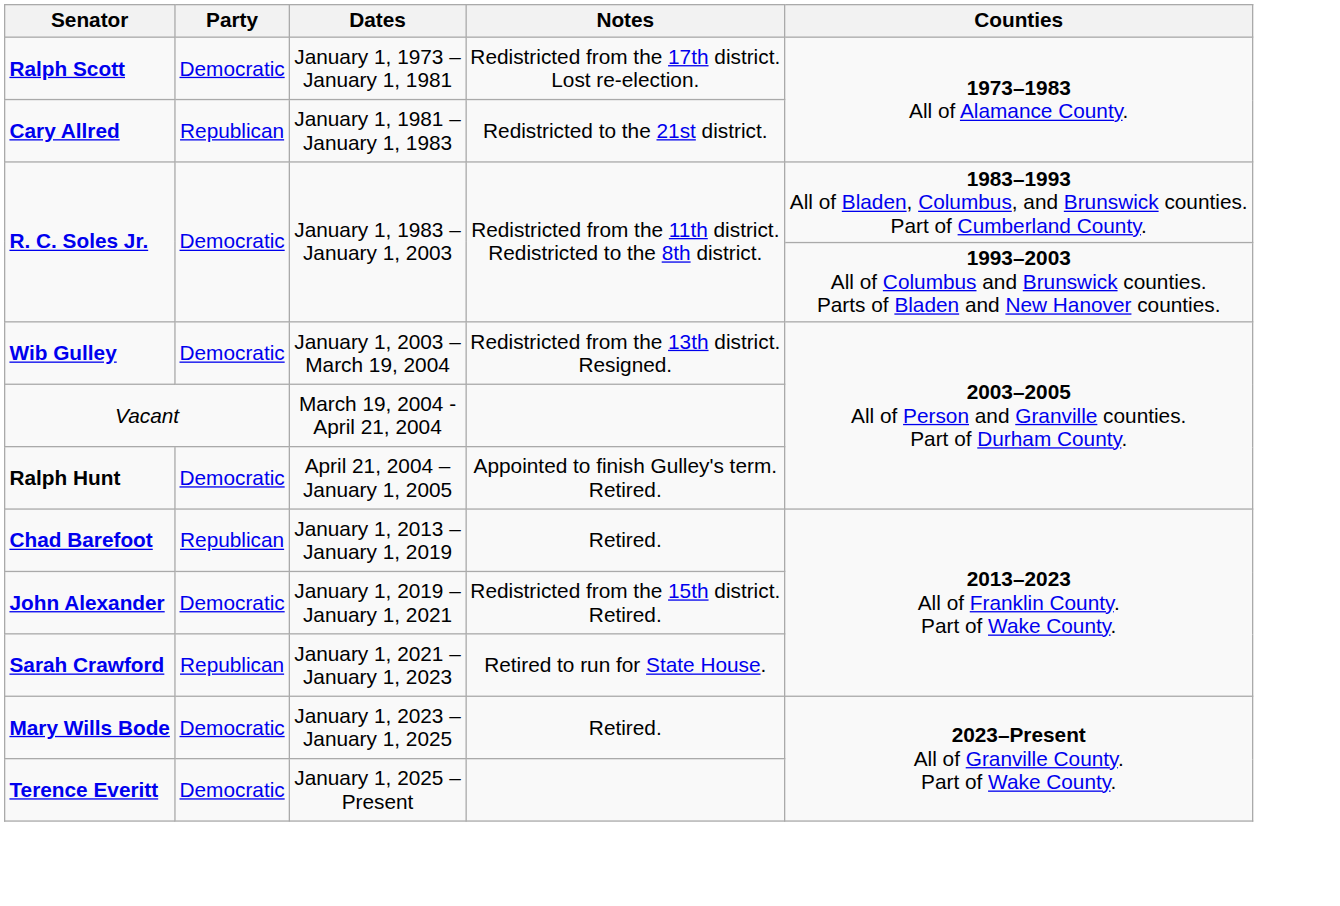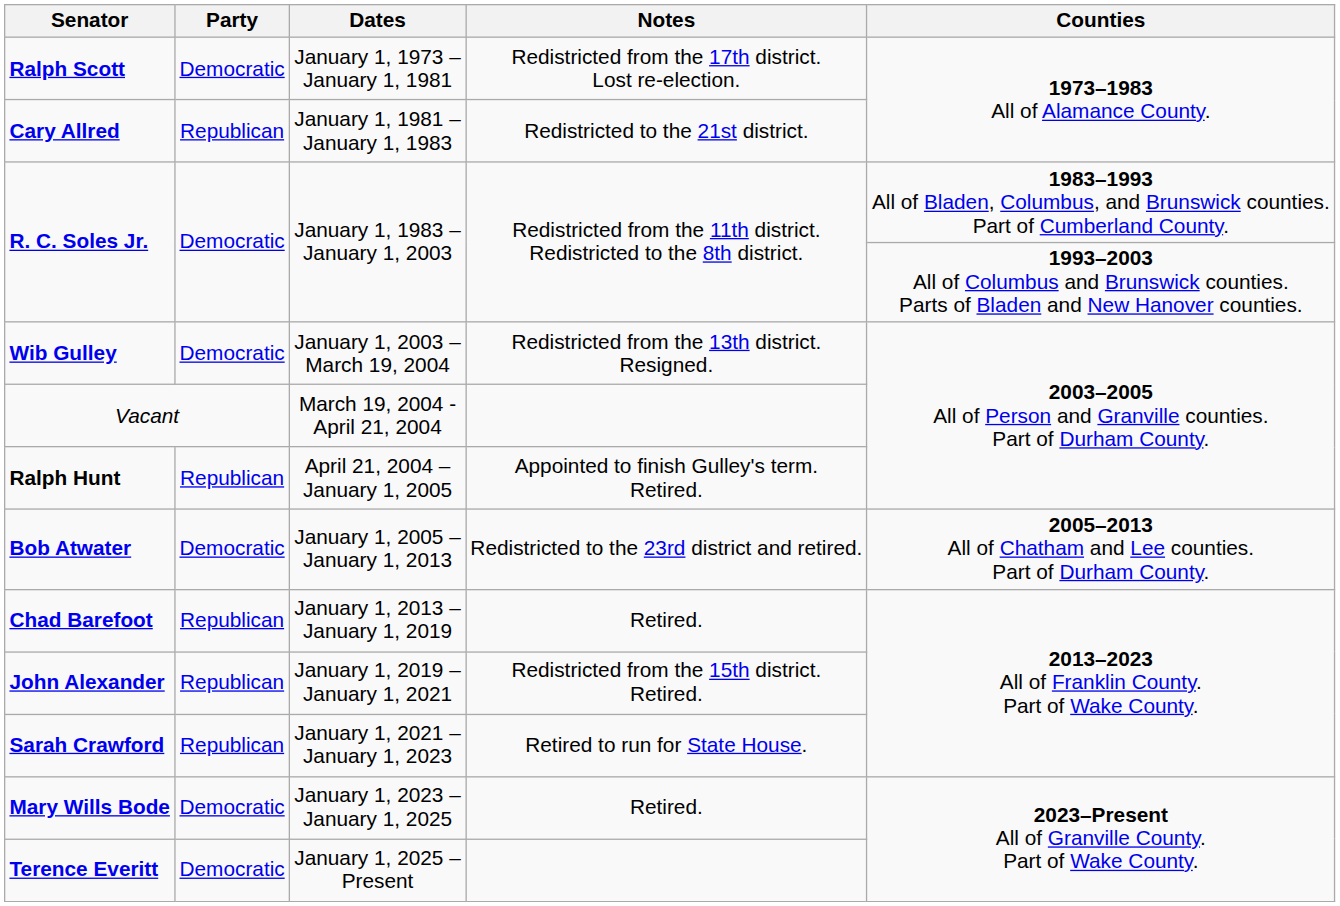(232, 477) Democratic -> (232, 477) Republican
+ row: (70, 548)
(232, 602) Democratic -> (232, 682) Republican
